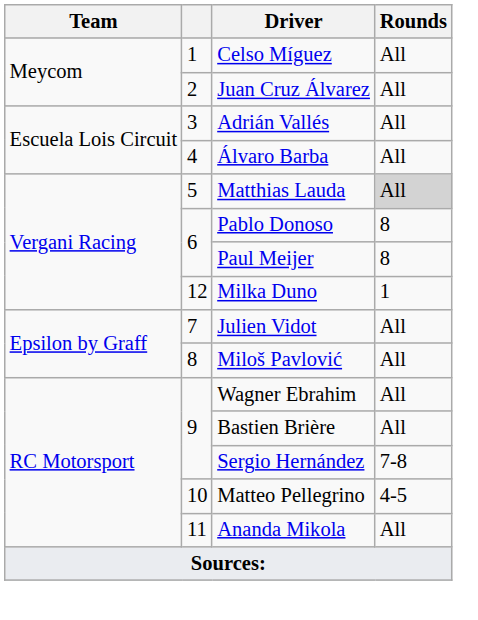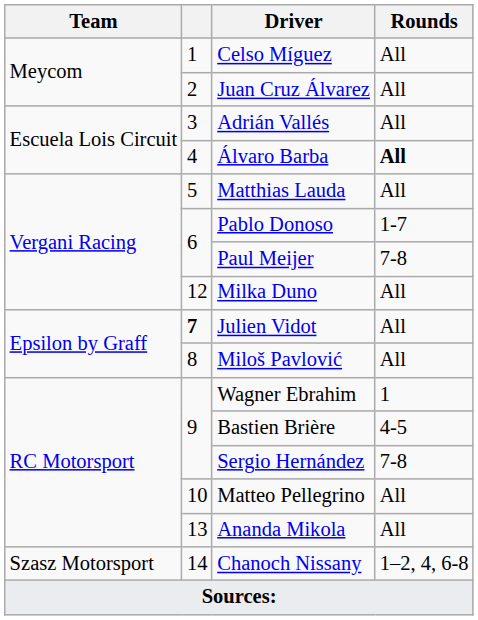(393, 156) normal -> (393, 156) bold
(393, 190) lightgrey background -> (393, 190) no background
(385, 224) 8 -> (393, 224) 1-7
(385, 258) 8 -> (393, 258) 7-8
(385, 292) 1 -> (393, 292) All
(192, 325) normal -> (192, 325) bold
(393, 393) All -> (385, 393) 1
(393, 427) All -> (393, 427) 4-5
(393, 495) 4-5 -> (393, 495) All
(197, 529) 11 -> (197, 529) 13
+ row: (289, 563)
